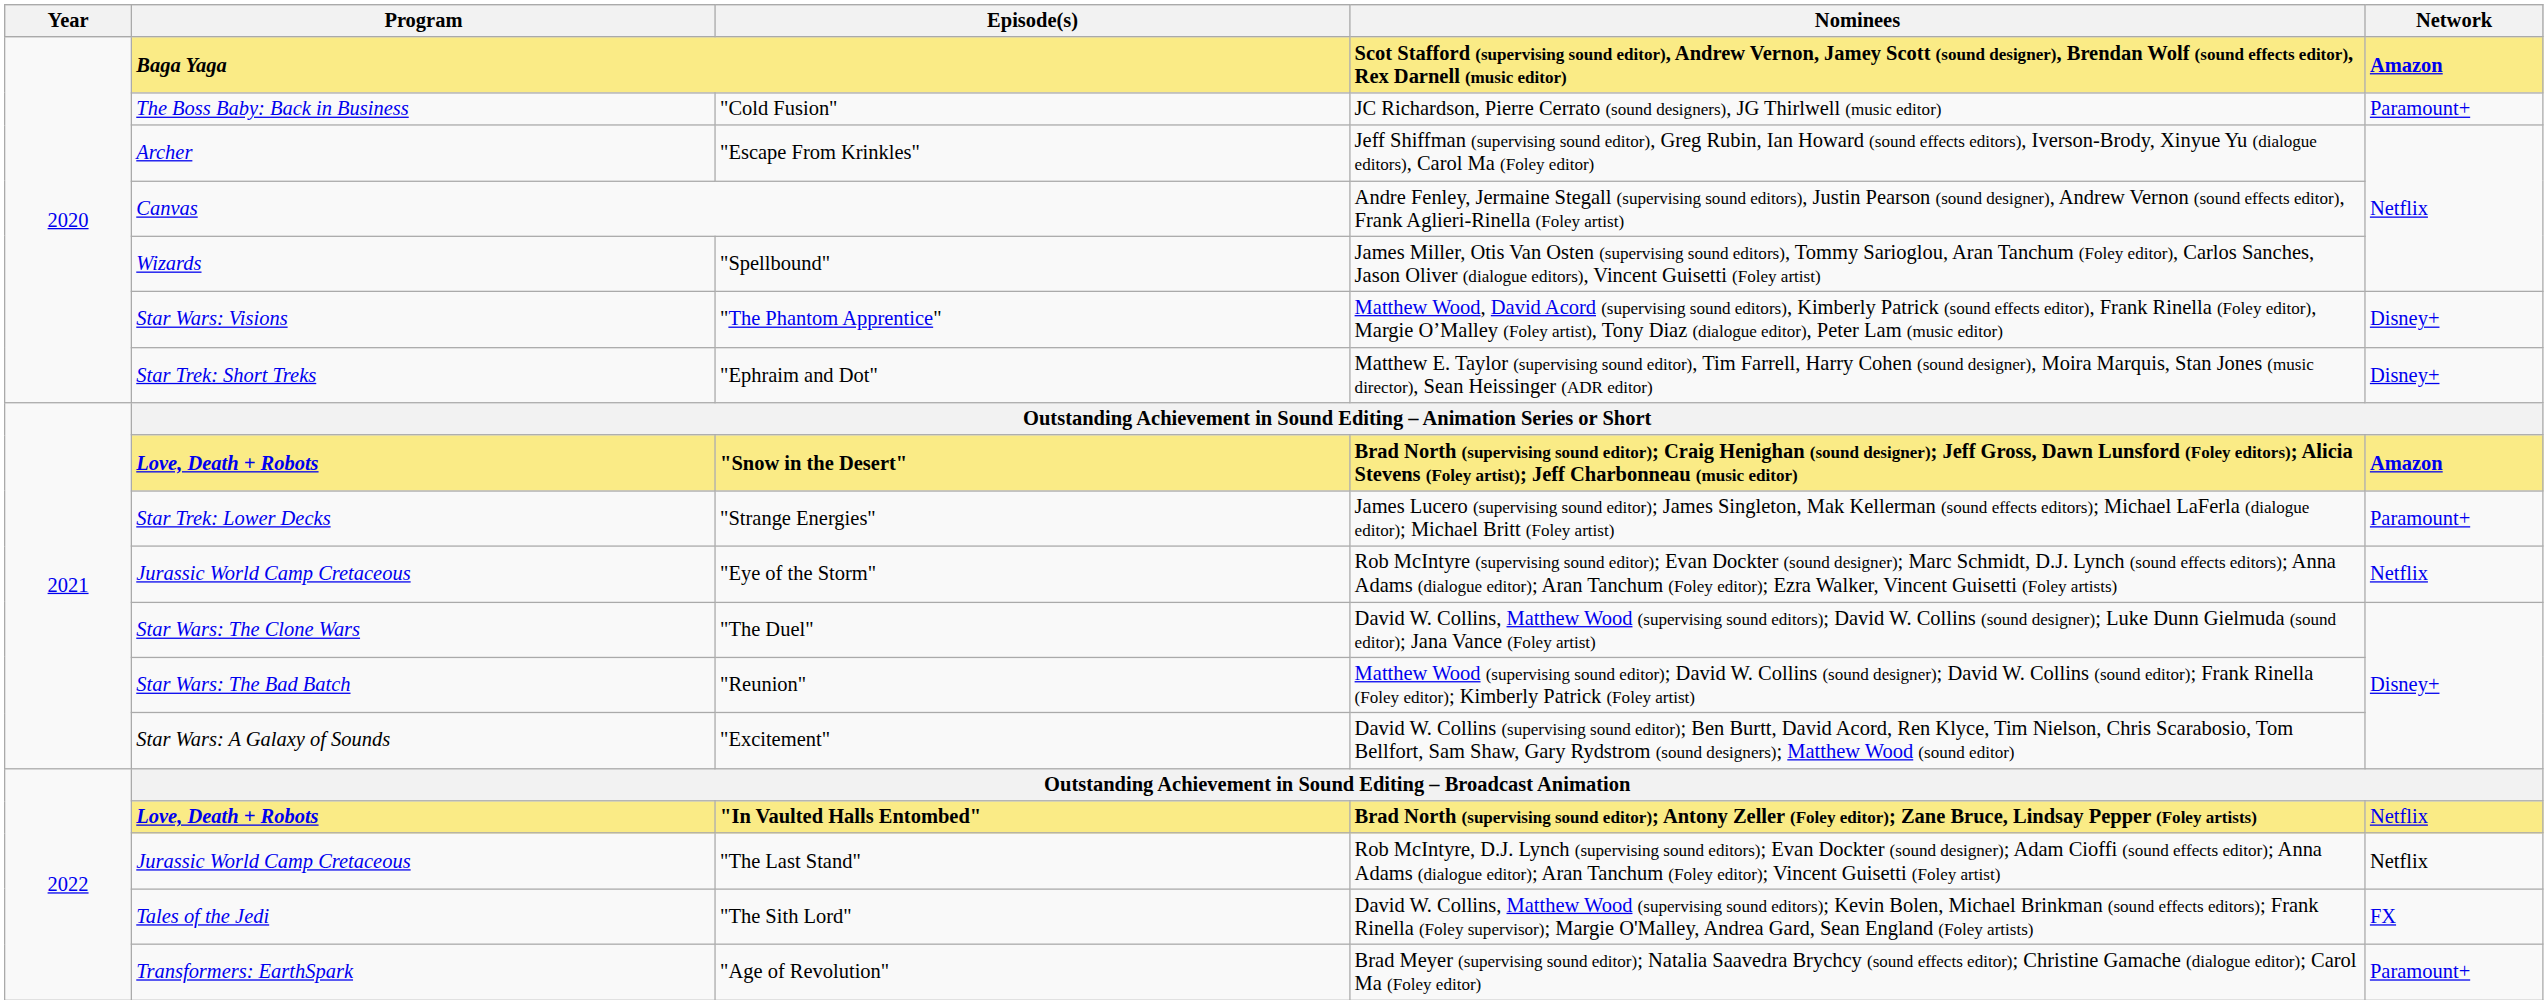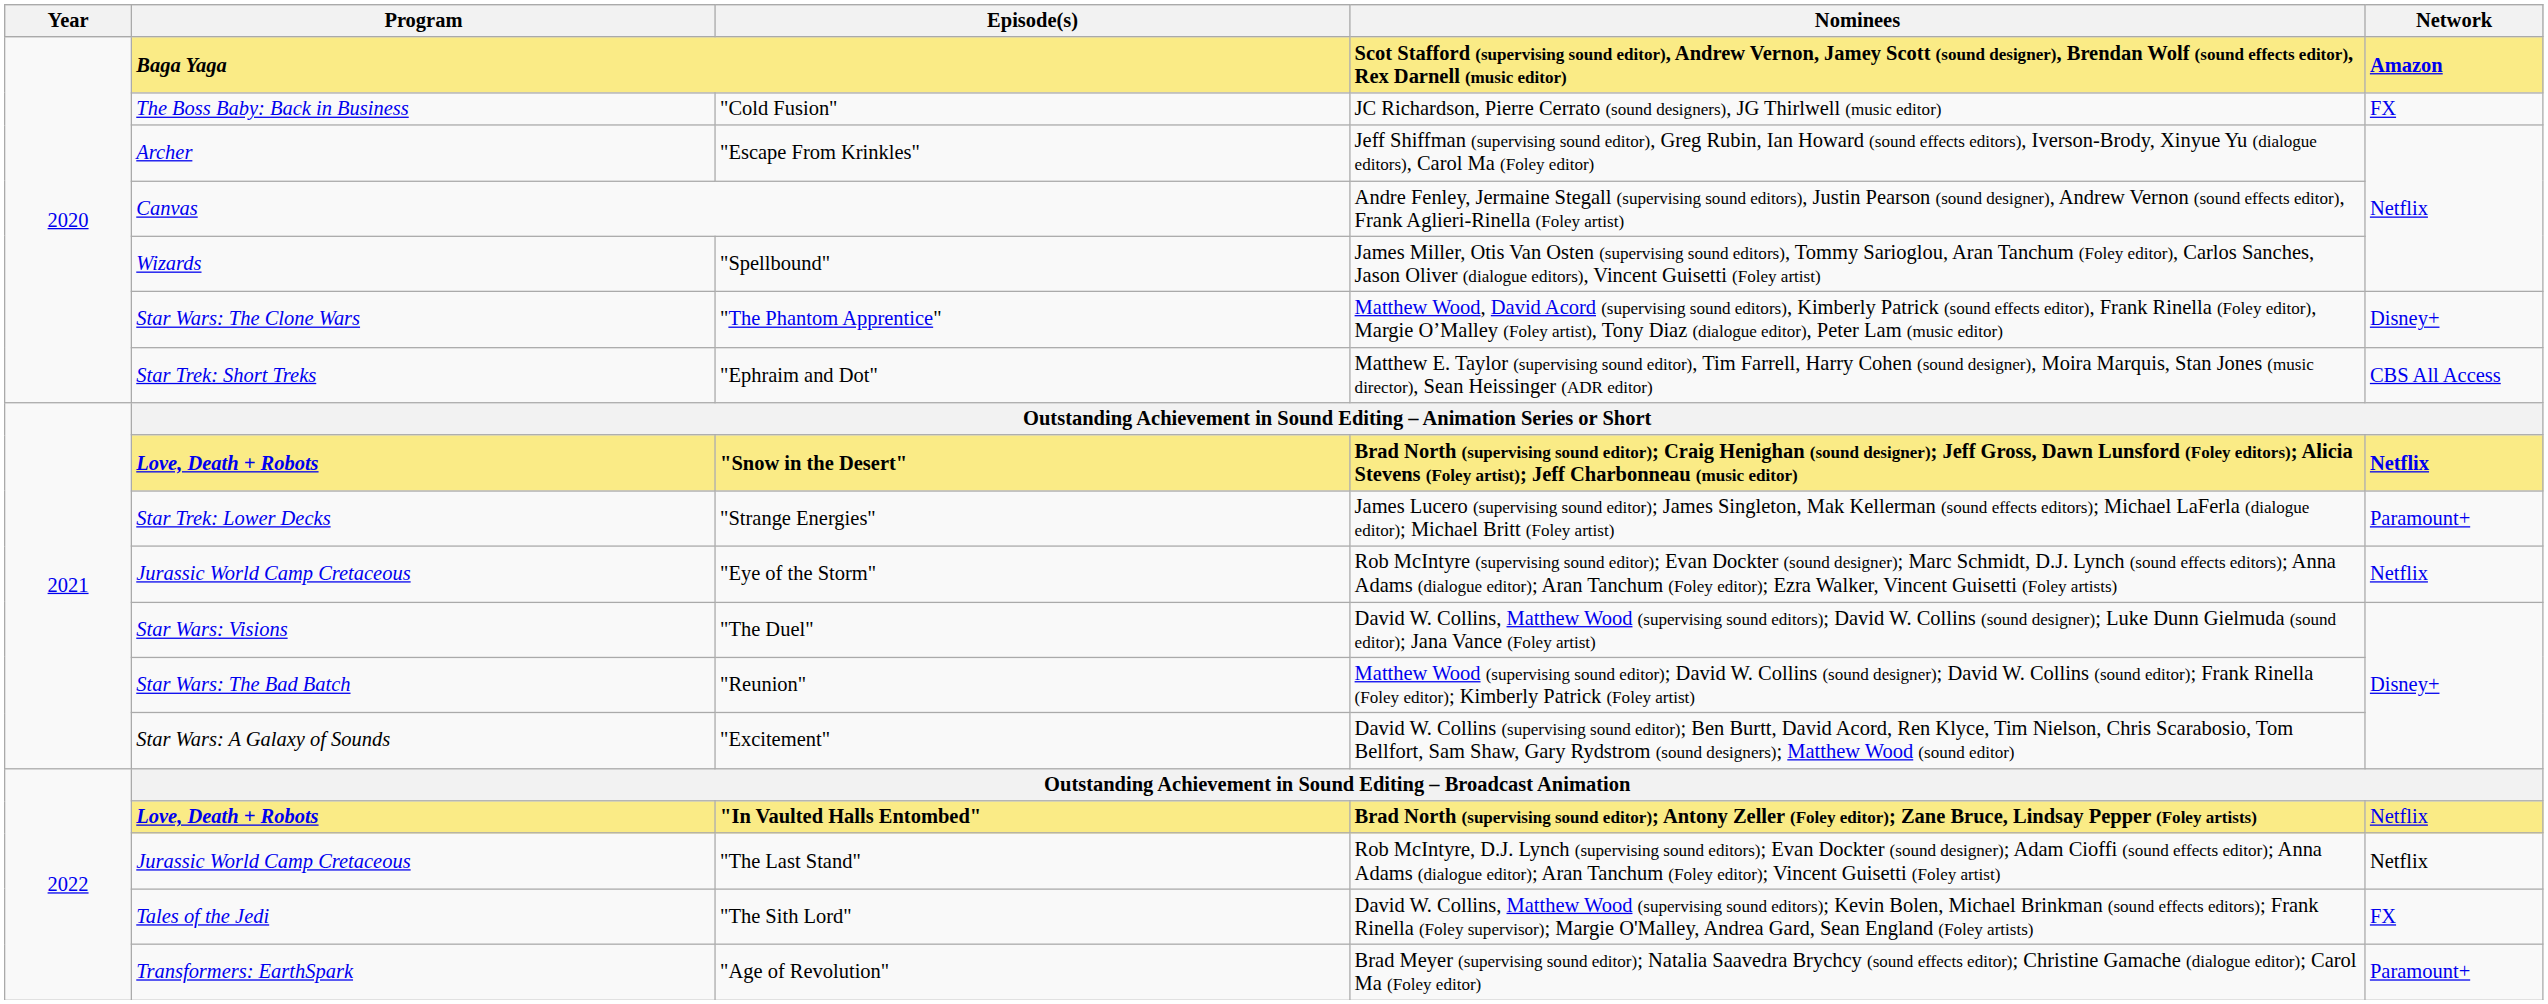(2420, 108) Paramount+ -> (2383, 108) FX
(212, 319) Star Wars: Visions -> (248, 319) Star Wars: The Clone Wars
(2405, 374) Disney+ -> (2435, 374) CBS All Access
(2406, 462) Amazon -> (2399, 462) Netflix
(248, 629) Star Wars: The Clone Wars -> (212, 629) Star Wars: Visions
